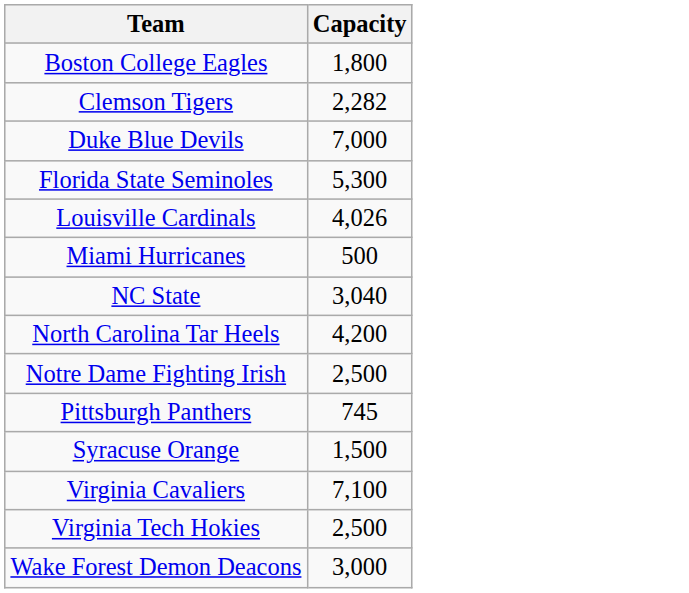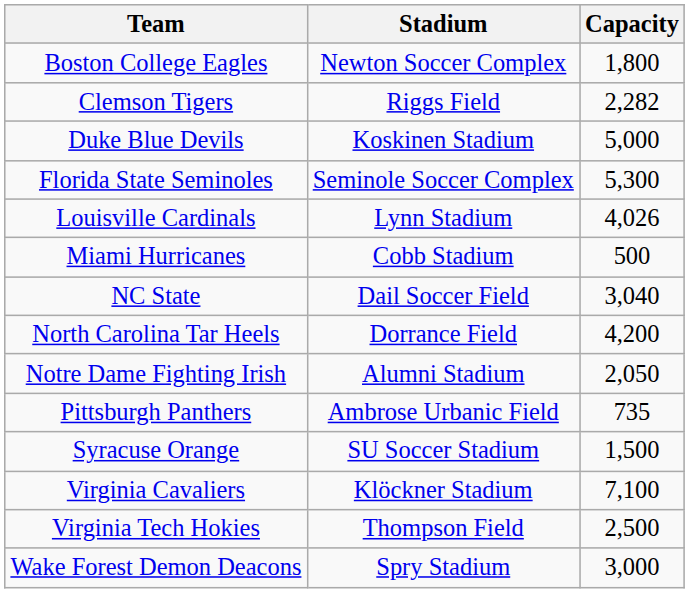+ column: (443, 23)
(360, 140) 7,000 -> (632, 140) 5,000
(360, 373) 2,500 -> (632, 373) 2,050
(360, 412) 745 -> (632, 412) 735
